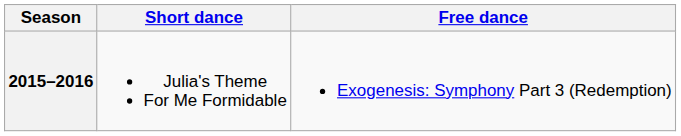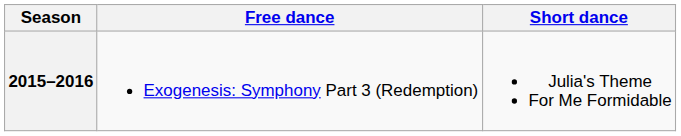columns swapped: (194, 17) <-> (483, 17)
